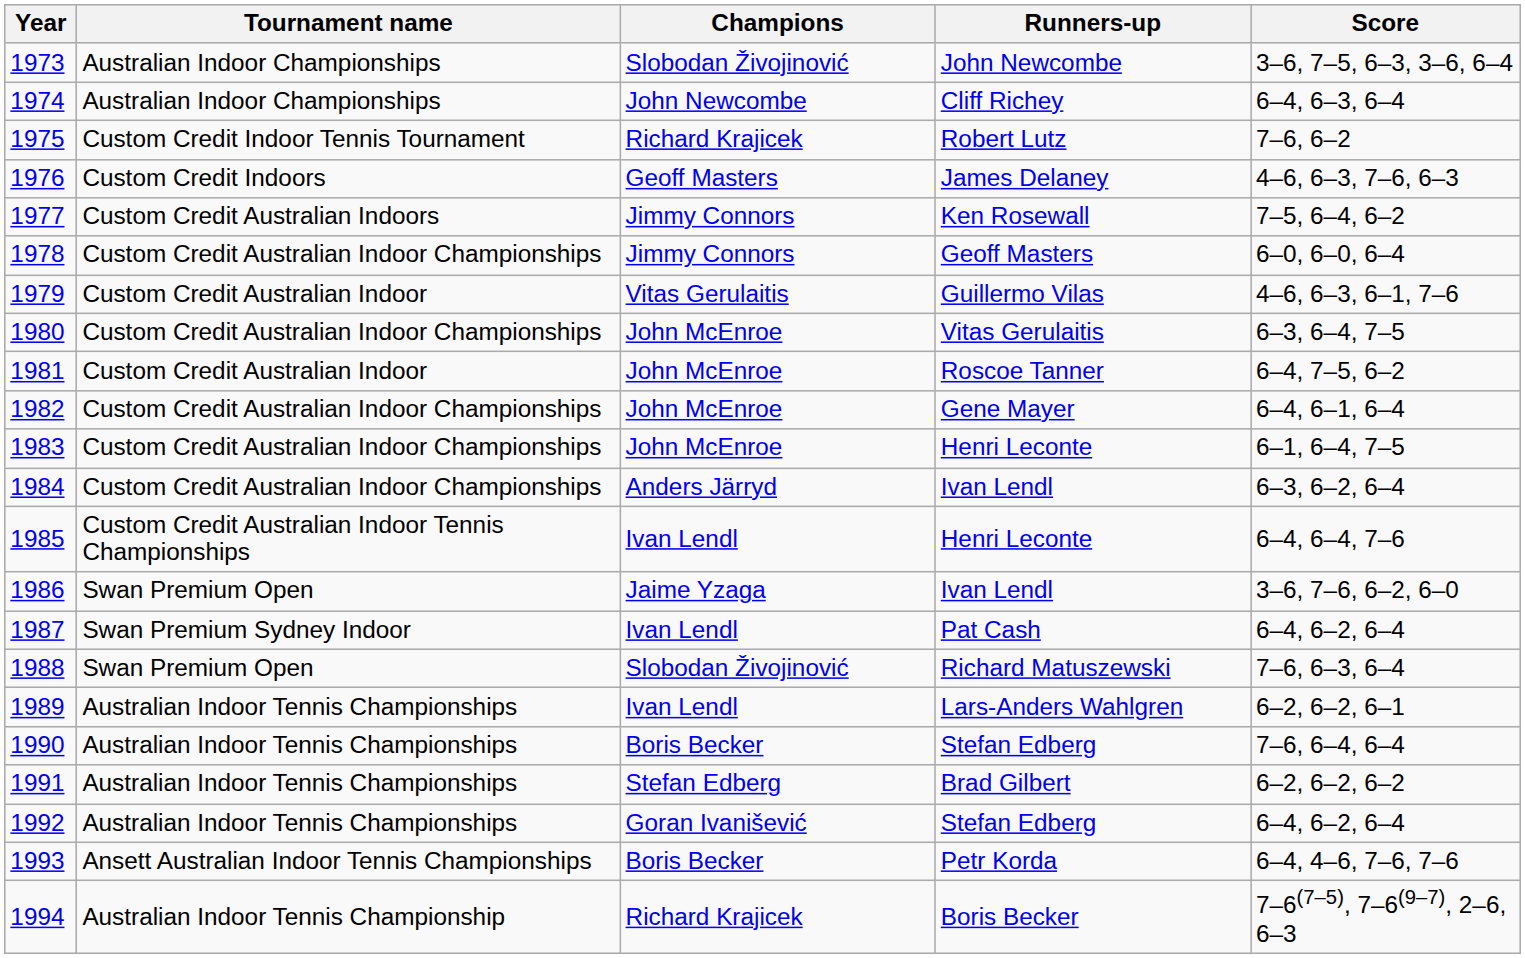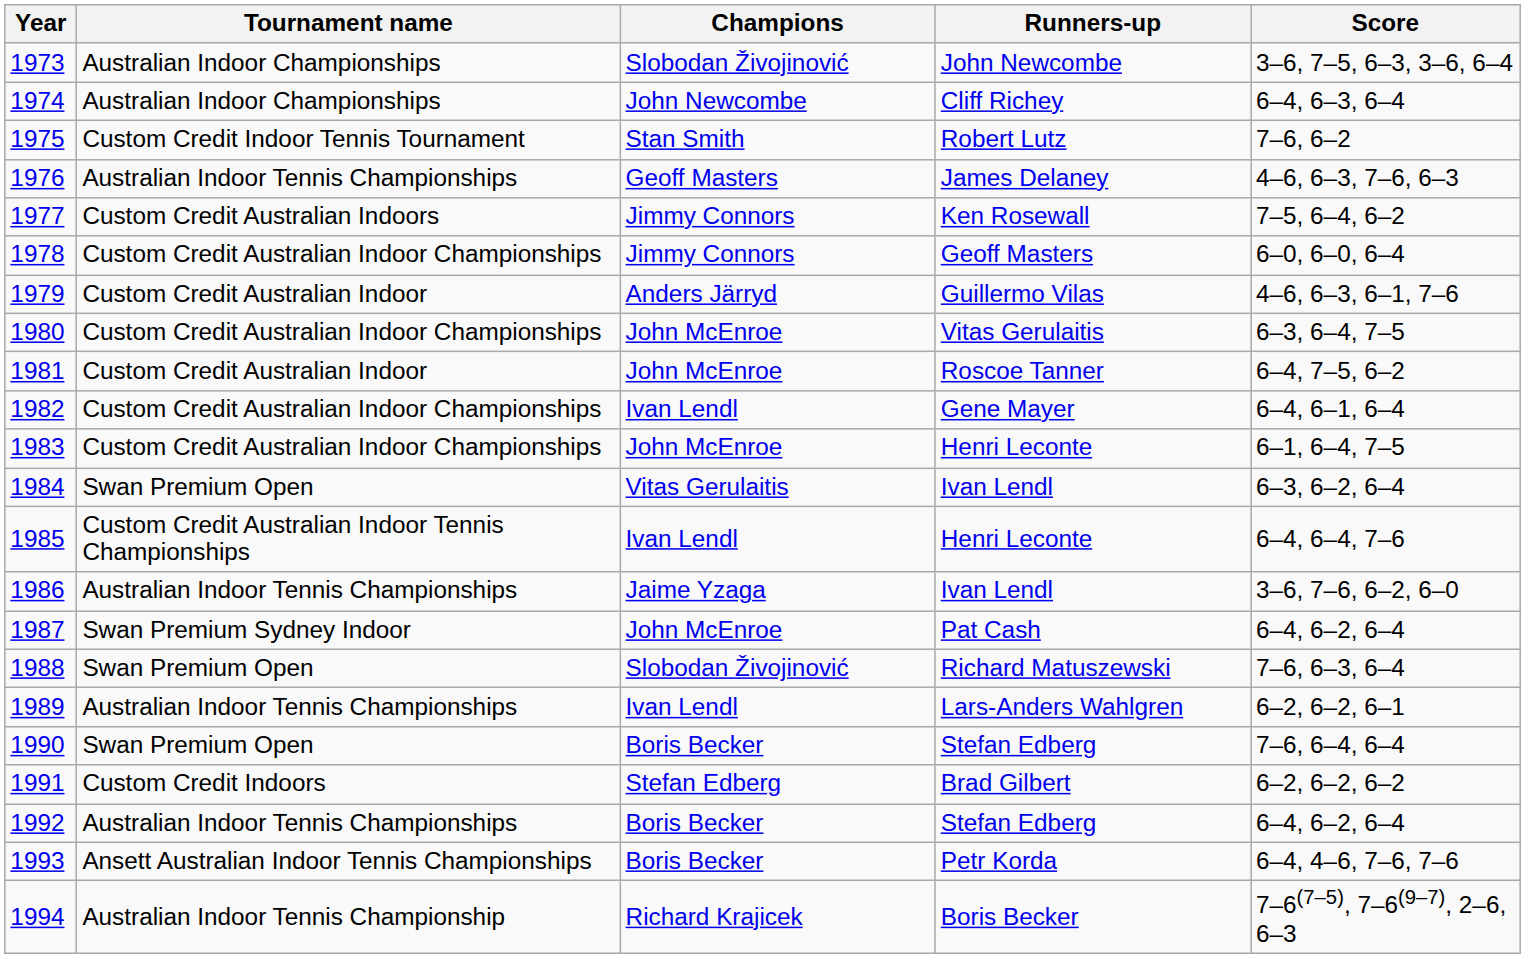(714, 139) Richard Krajicek -> (685, 139) Stan Smith
(204, 178) Custom Credit Indoors -> (300, 178) Australian Indoor Tennis Championships
(707, 293) Vitas Gerulaitis -> (701, 293) Anders Järryd
(704, 409) John McEnroe -> (682, 409) Ivan Lendl
(342, 486) Custom Credit Australian Indoor Championships -> (198, 486) Swan Premium Open
(701, 486) Anders Järryd -> (707, 486) Vitas Gerulaitis
(198, 591) Swan Premium Open -> (300, 591) Australian Indoor Tennis Championships
(682, 629) Ivan Lendl -> (704, 629) John McEnroe
(300, 745) Australian Indoor Tennis Championships -> (198, 745) Swan Premium Open
(300, 783) Australian Indoor Tennis Championships -> (204, 783) Custom Credit Indoors
(716, 822) Goran Ivanišević -> (695, 822) Boris Becker
